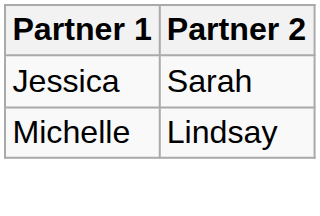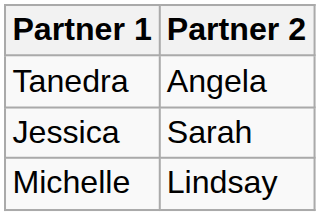+ row: (71, 81)
